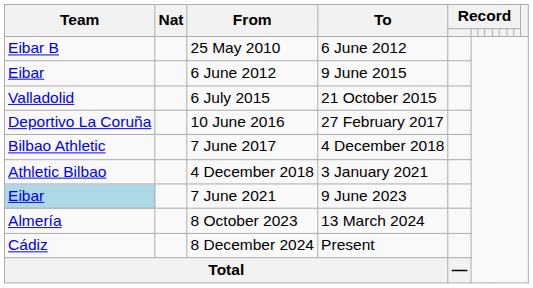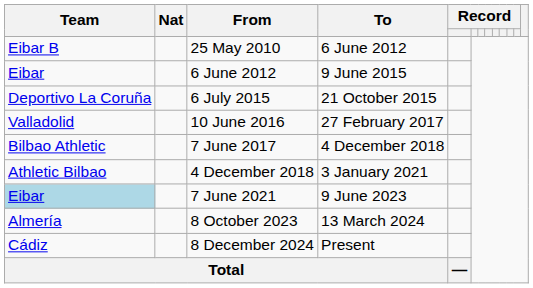(41, 97) Valladolid -> (80, 97) Deportivo La Coruña
(80, 122) Deportivo La Coruña -> (41, 122) Valladolid
